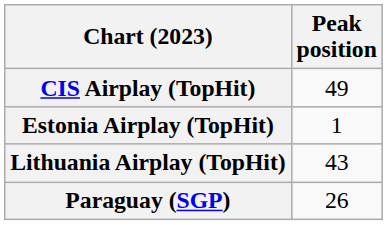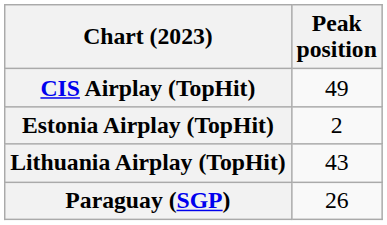(337, 125) 1 -> (337, 125) 2
